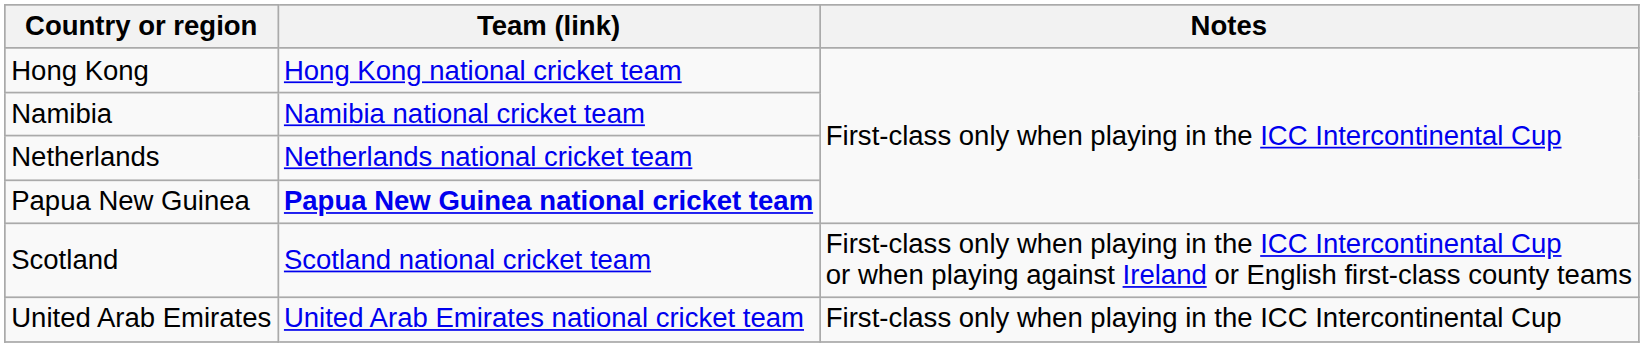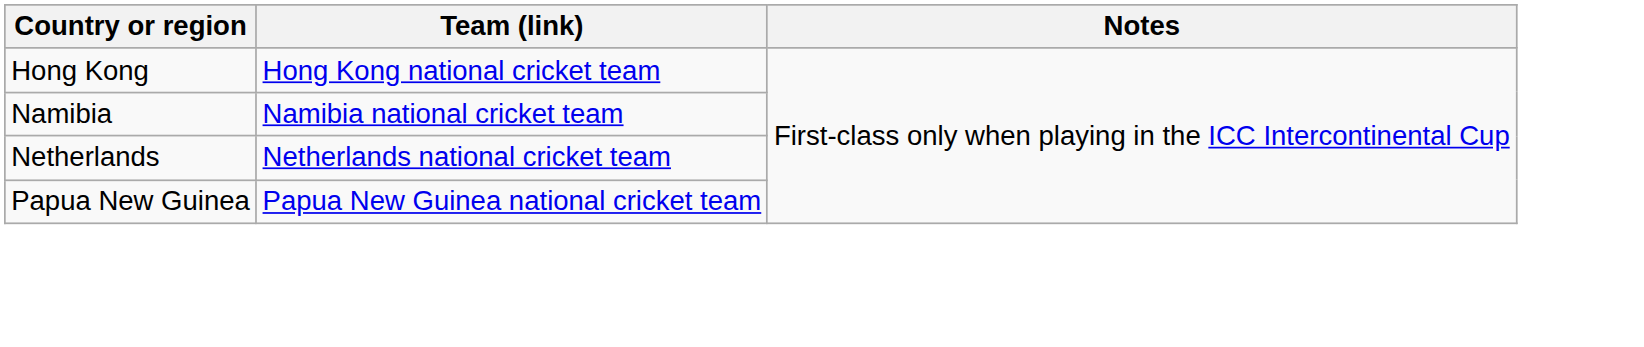(549, 200) bold -> (512, 200) normal
- row: (65, 260)
- row: (141, 319)
